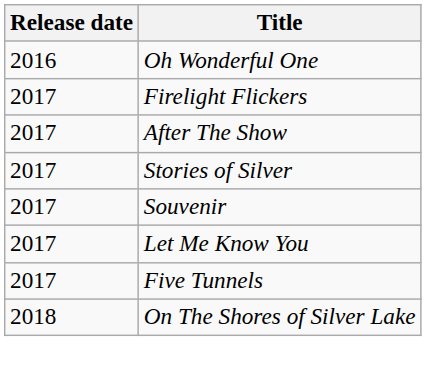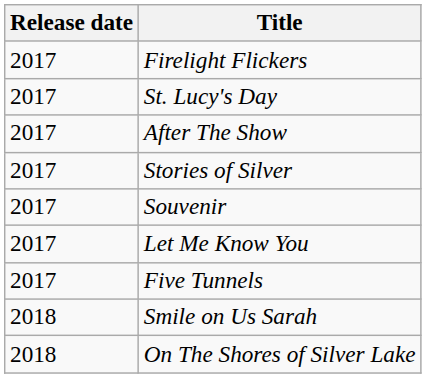- row: (231, 59)
+ row: (210, 96)
+ row: (230, 317)
